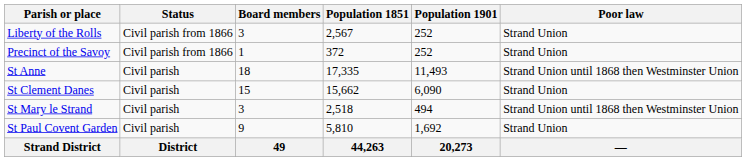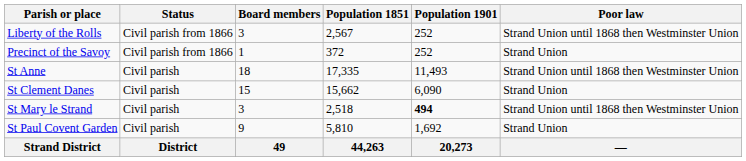(535, 33) Strand Union -> (621, 33) Strand Union until 1868 then Westminster Union
(424, 109) normal -> (424, 109) bold
